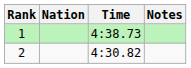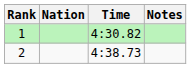(116, 34) 4:38.73 -> (116, 34) 4:30.82
(116, 53) 4:30.82 -> (116, 53) 4:38.73
